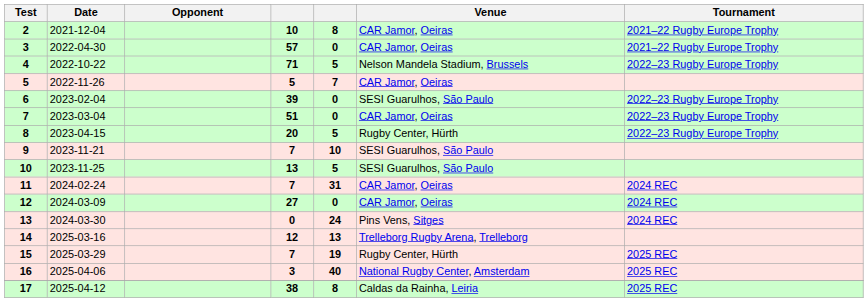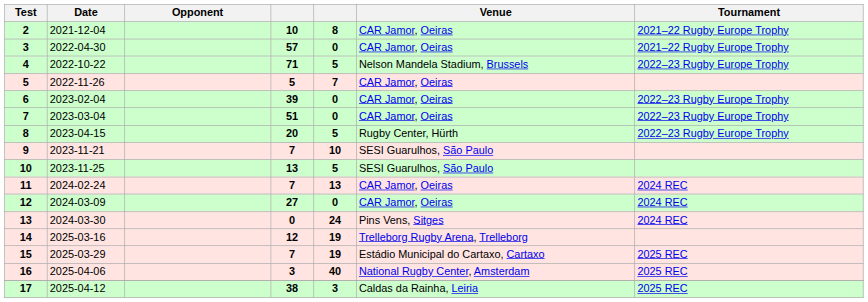(426, 99) SESI Guarulhos, São Paulo -> (406, 99) CAR Jamor, Oeiras
(335, 185) 31 -> (335, 185) 13
(335, 237) 13 -> (335, 237) 19
(409, 254) Rugby Center, Hürth -> (452, 254) Estádio Municipal do Cartaxo, Cartaxo
(335, 289) 8 -> (335, 289) 3
